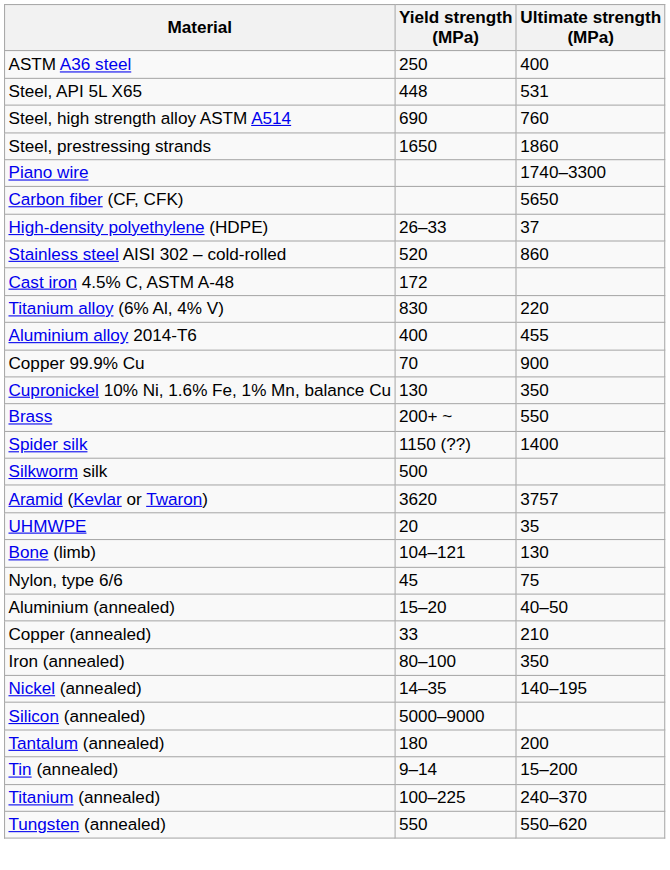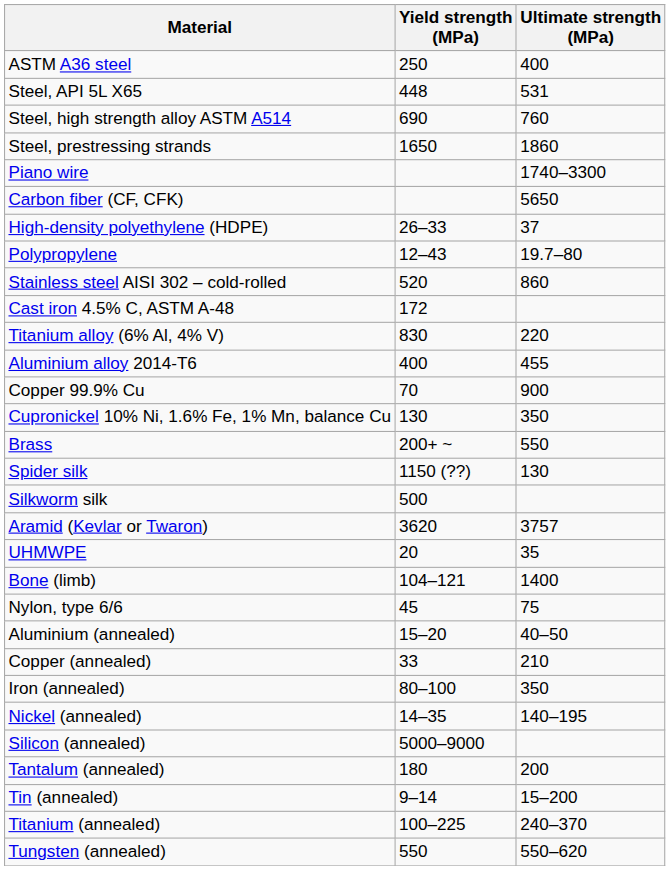+ row: (63, 254)
(539, 444) 1400 -> (535, 471) 130
(535, 553) 130 -> (539, 580) 1400
